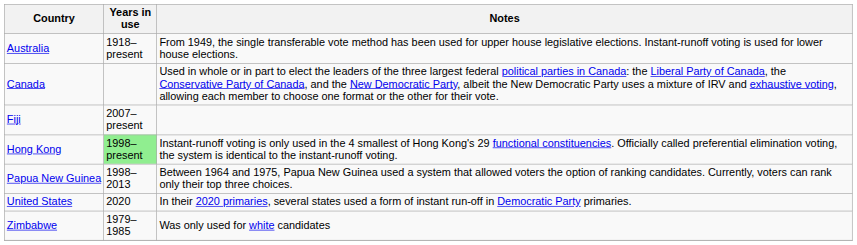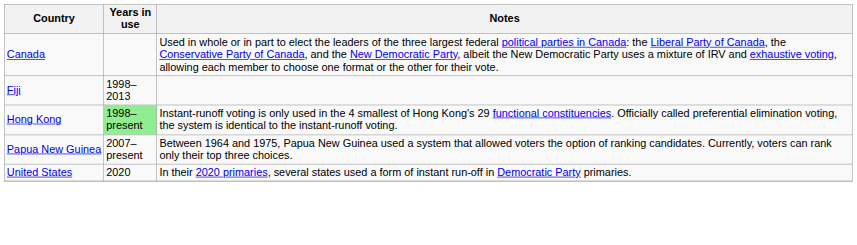- row: (28, 48)
(124, 119) 2007–present -> (121, 90) 1998–2013
(121, 178) 1998–2013 -> (124, 149) 2007–present
- row: (32, 225)
